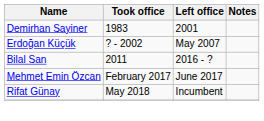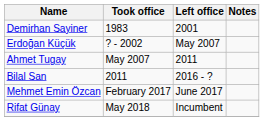+ row: (36, 60)
